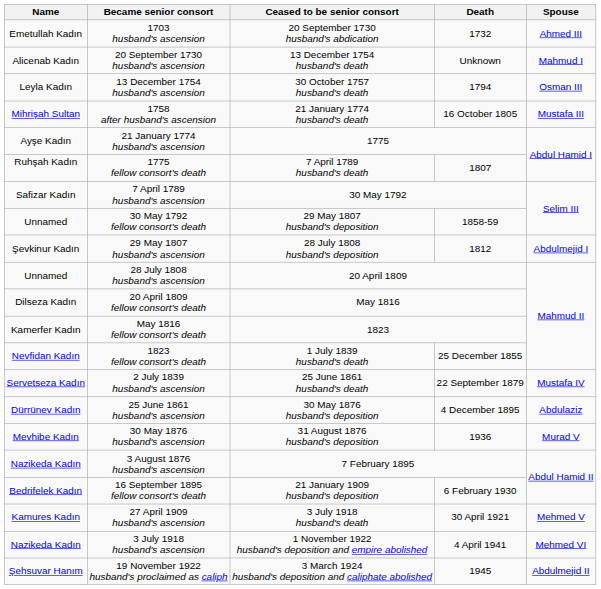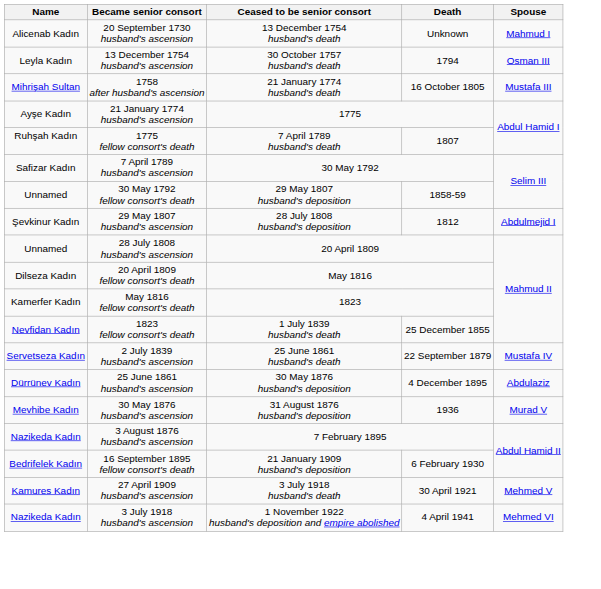- row: (159, 33)
- row: (159, 571)
